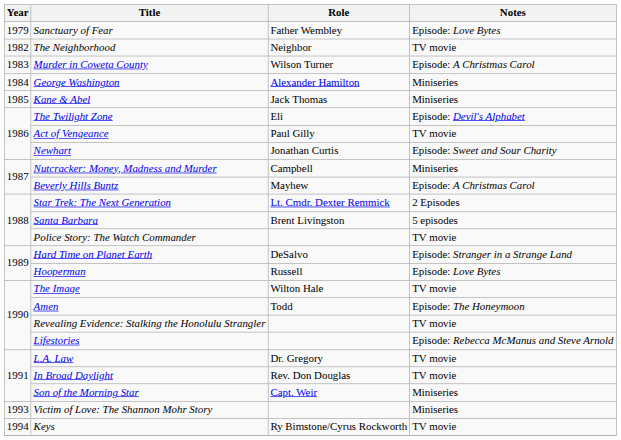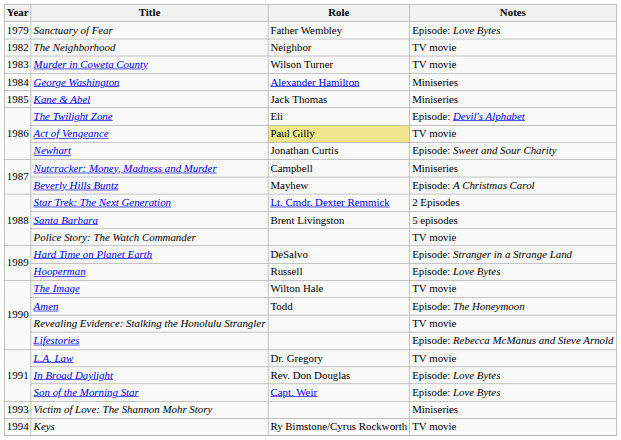(473, 64) Episode: A Christmas Carol -> (434, 64) TV movie
(293, 133) no background -> (293, 133) khaki background
(434, 375) TV movie -> (456, 375) Episode: Love Bytes
(435, 392) Miniseries -> (456, 392) Episode: Love Bytes
